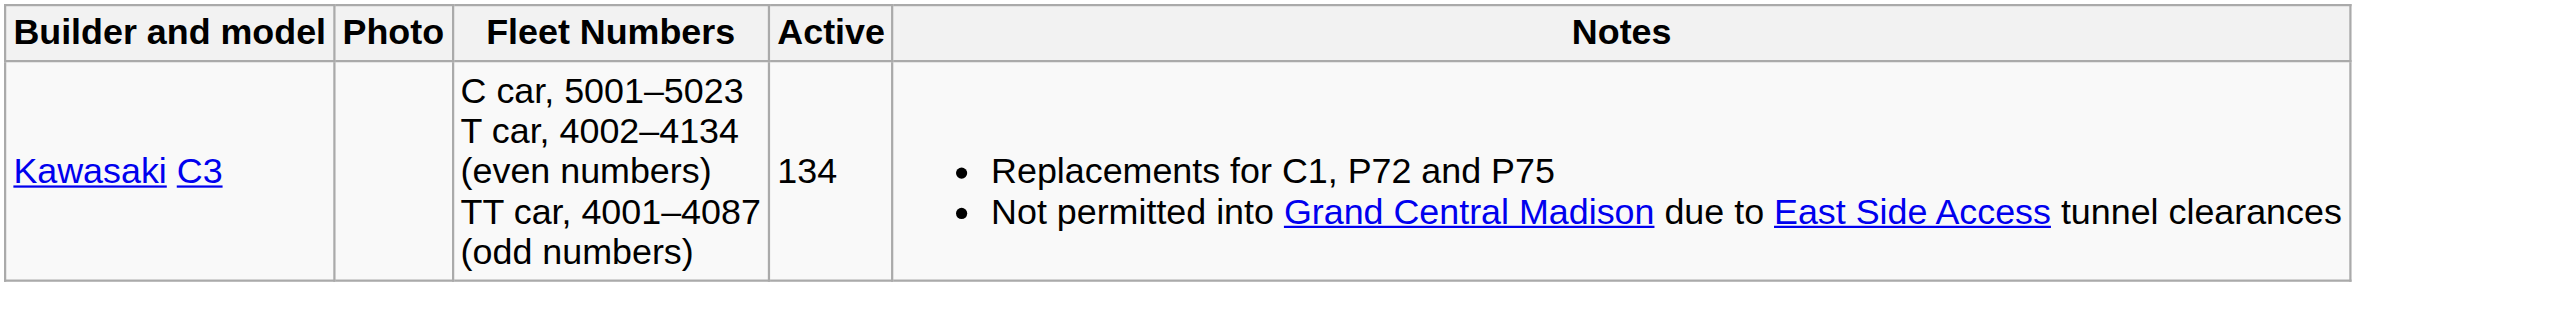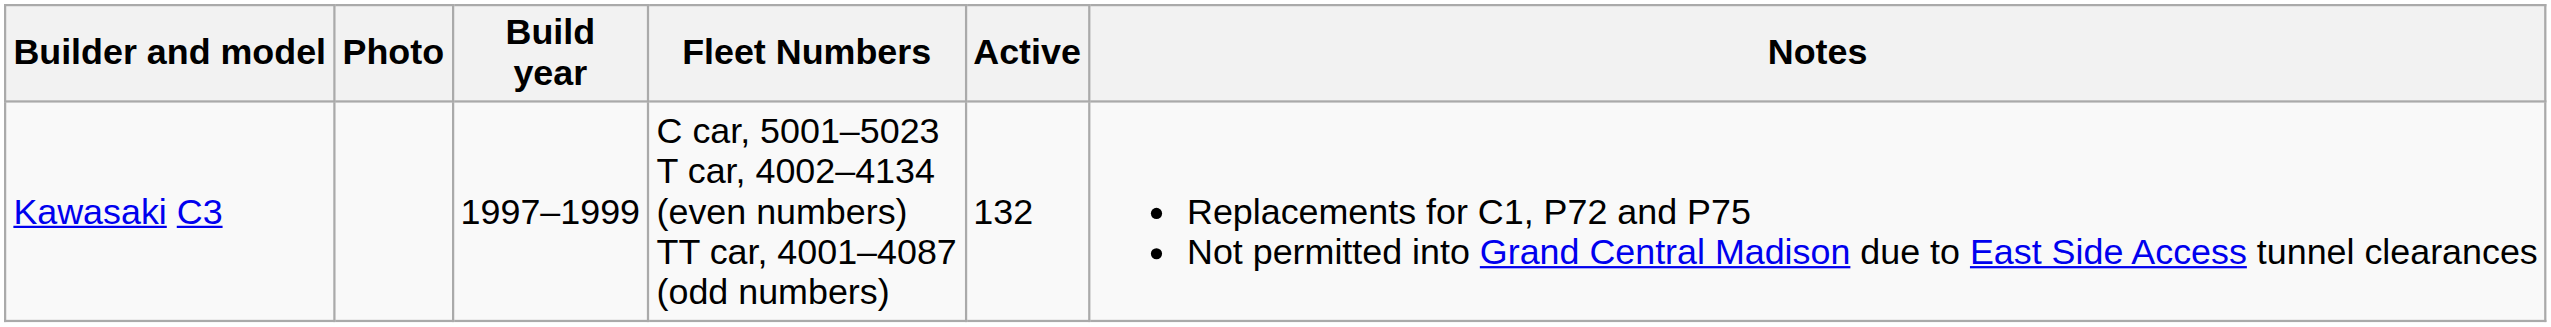+ column: (550, 53)
(807, 170) 134 -> (1003, 210) 132
